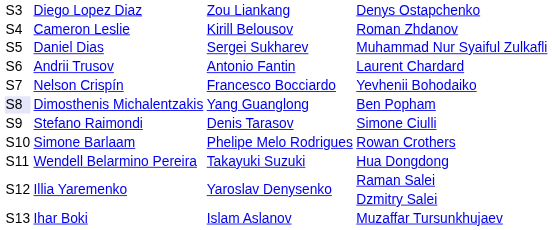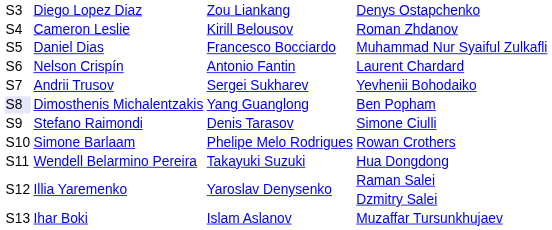(258, 48) Sergei Sukharev -> (271, 48) Francesco Bocciardo
(74, 67) Andrii Trusov -> (79, 67) Nelson Crispín
(79, 86) Nelson Crispín -> (74, 86) Andrii Trusov
(271, 86) Francesco Bocciardo -> (258, 86) Sergei Sukharev
